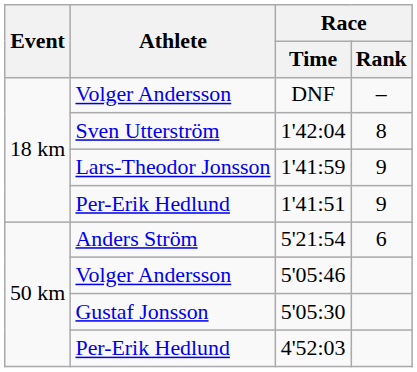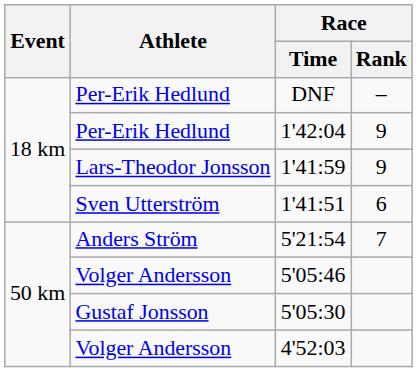(153, 95) Volger Andersson -> (153, 95) Per-Erik Hedlund
(147, 131) Sven Utterström -> (153, 131) Per-Erik Hedlund
(381, 131) 8 -> (381, 131) 9
(153, 203) Per-Erik Hedlund -> (147, 203) Sven Utterström
(381, 203) 9 -> (381, 203) 6
(381, 239) 6 -> (381, 239) 7
(153, 347) Per-Erik Hedlund -> (153, 347) Volger Andersson
